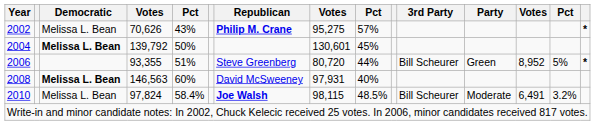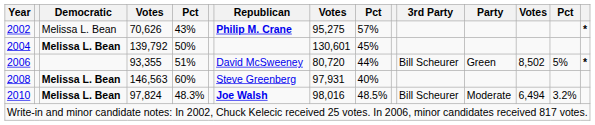(256, 62) Steve Greenberg -> (260, 62) David McSweeney
(532, 62) 8,952 -> (532, 62) 8,502
(260, 79) David McSweeney -> (256, 79) Steve Greenberg
(79, 96) normal -> (81, 96) bold
(189, 96) 58.4% -> (189, 96) 48.3%
(328, 96) 98,115 -> (329, 96) 98,016
(532, 96) 6,491 -> (532, 96) 6,494
